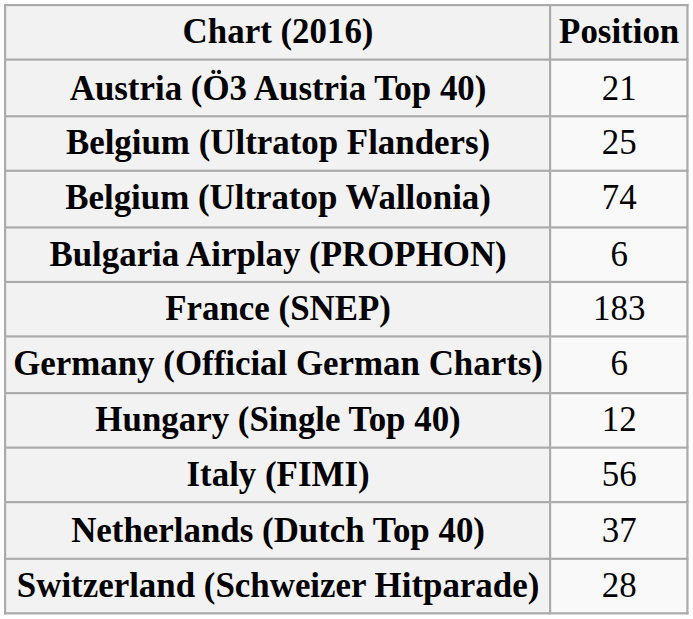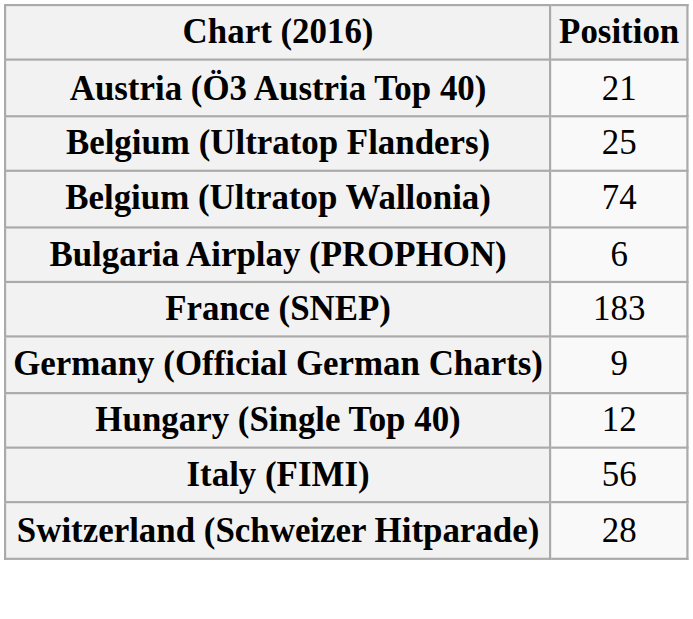(619, 364) 6 -> (619, 364) 9
- row: (278, 530)
